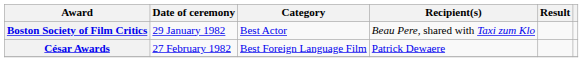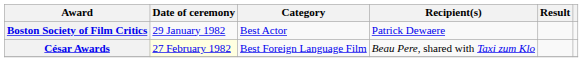(453, 30) Beau Pere, shared with Taxi zum Klo -> (408, 30) Patrick Dewaere
(192, 48) no background -> (192, 48) lightyellow background
(408, 48) Patrick Dewaere -> (453, 48) Beau Pere, shared with Taxi zum Klo
